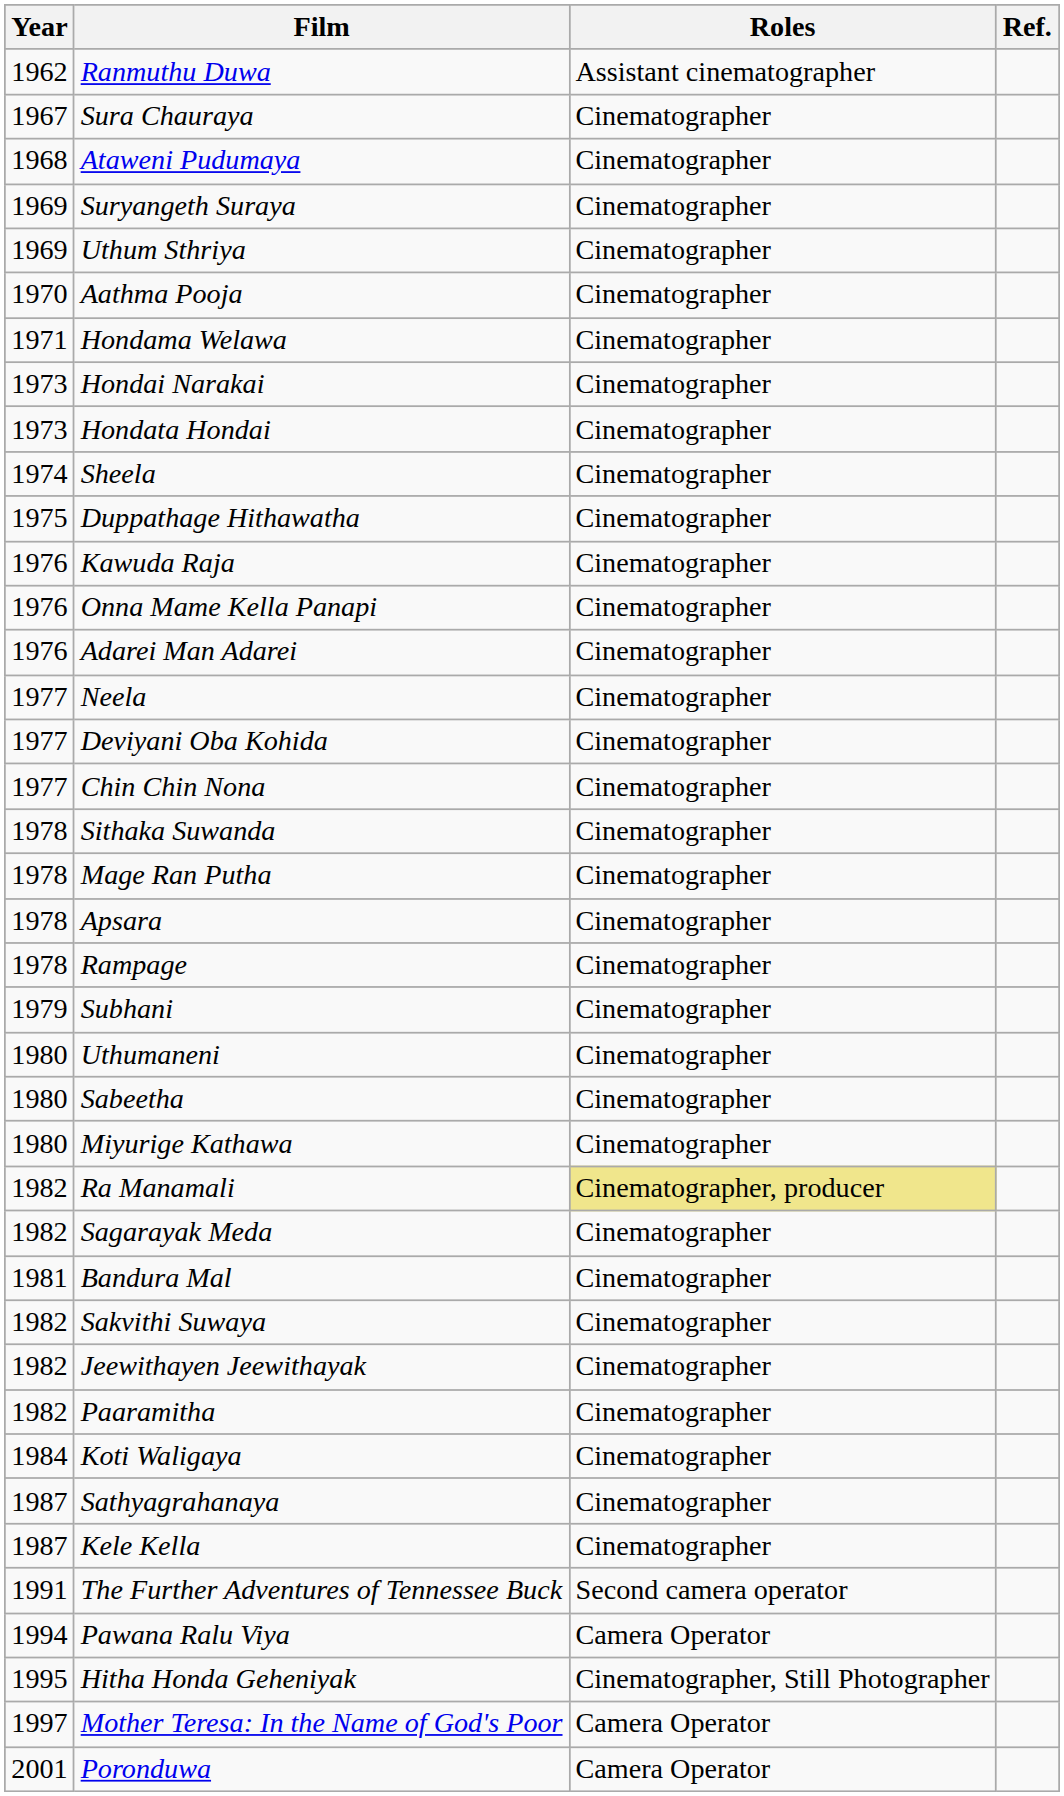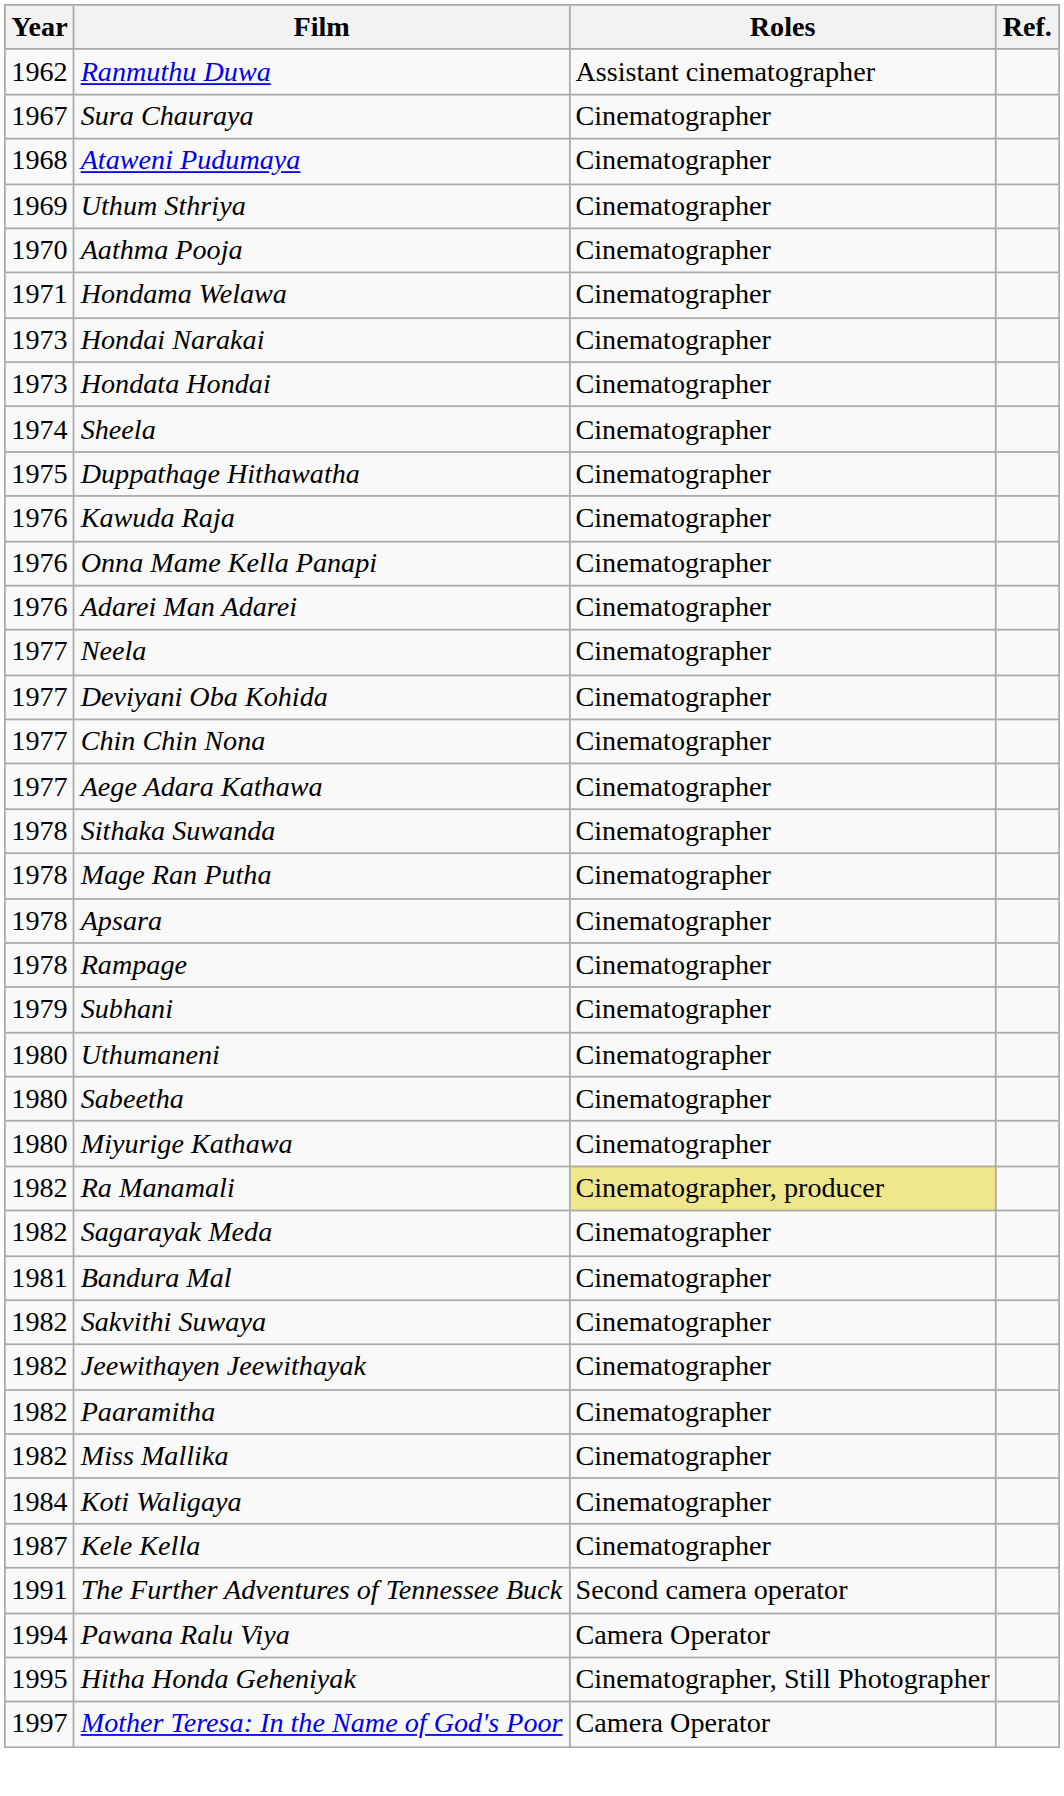- row: (188, 205)
+ row: (202, 786)
+ row: (155, 1455)
- row: (180, 1500)
- row: (146, 1768)
